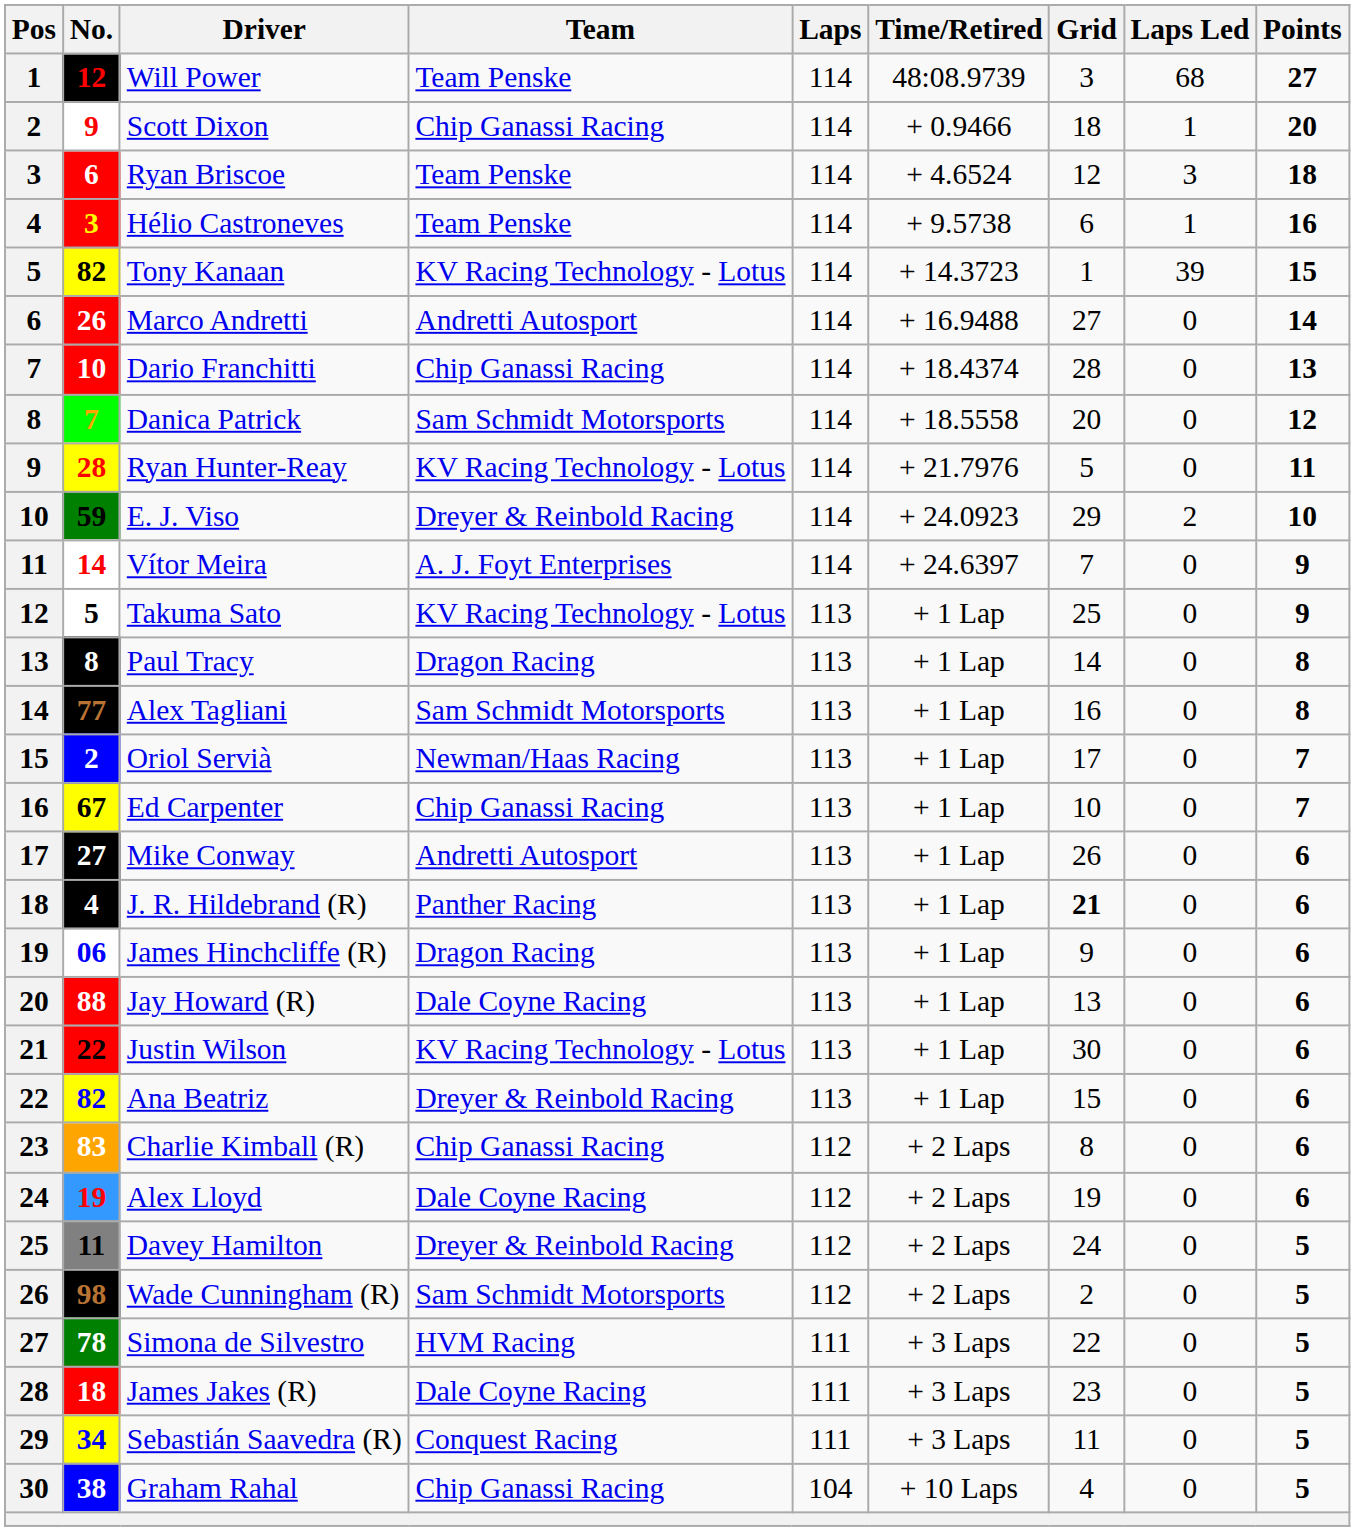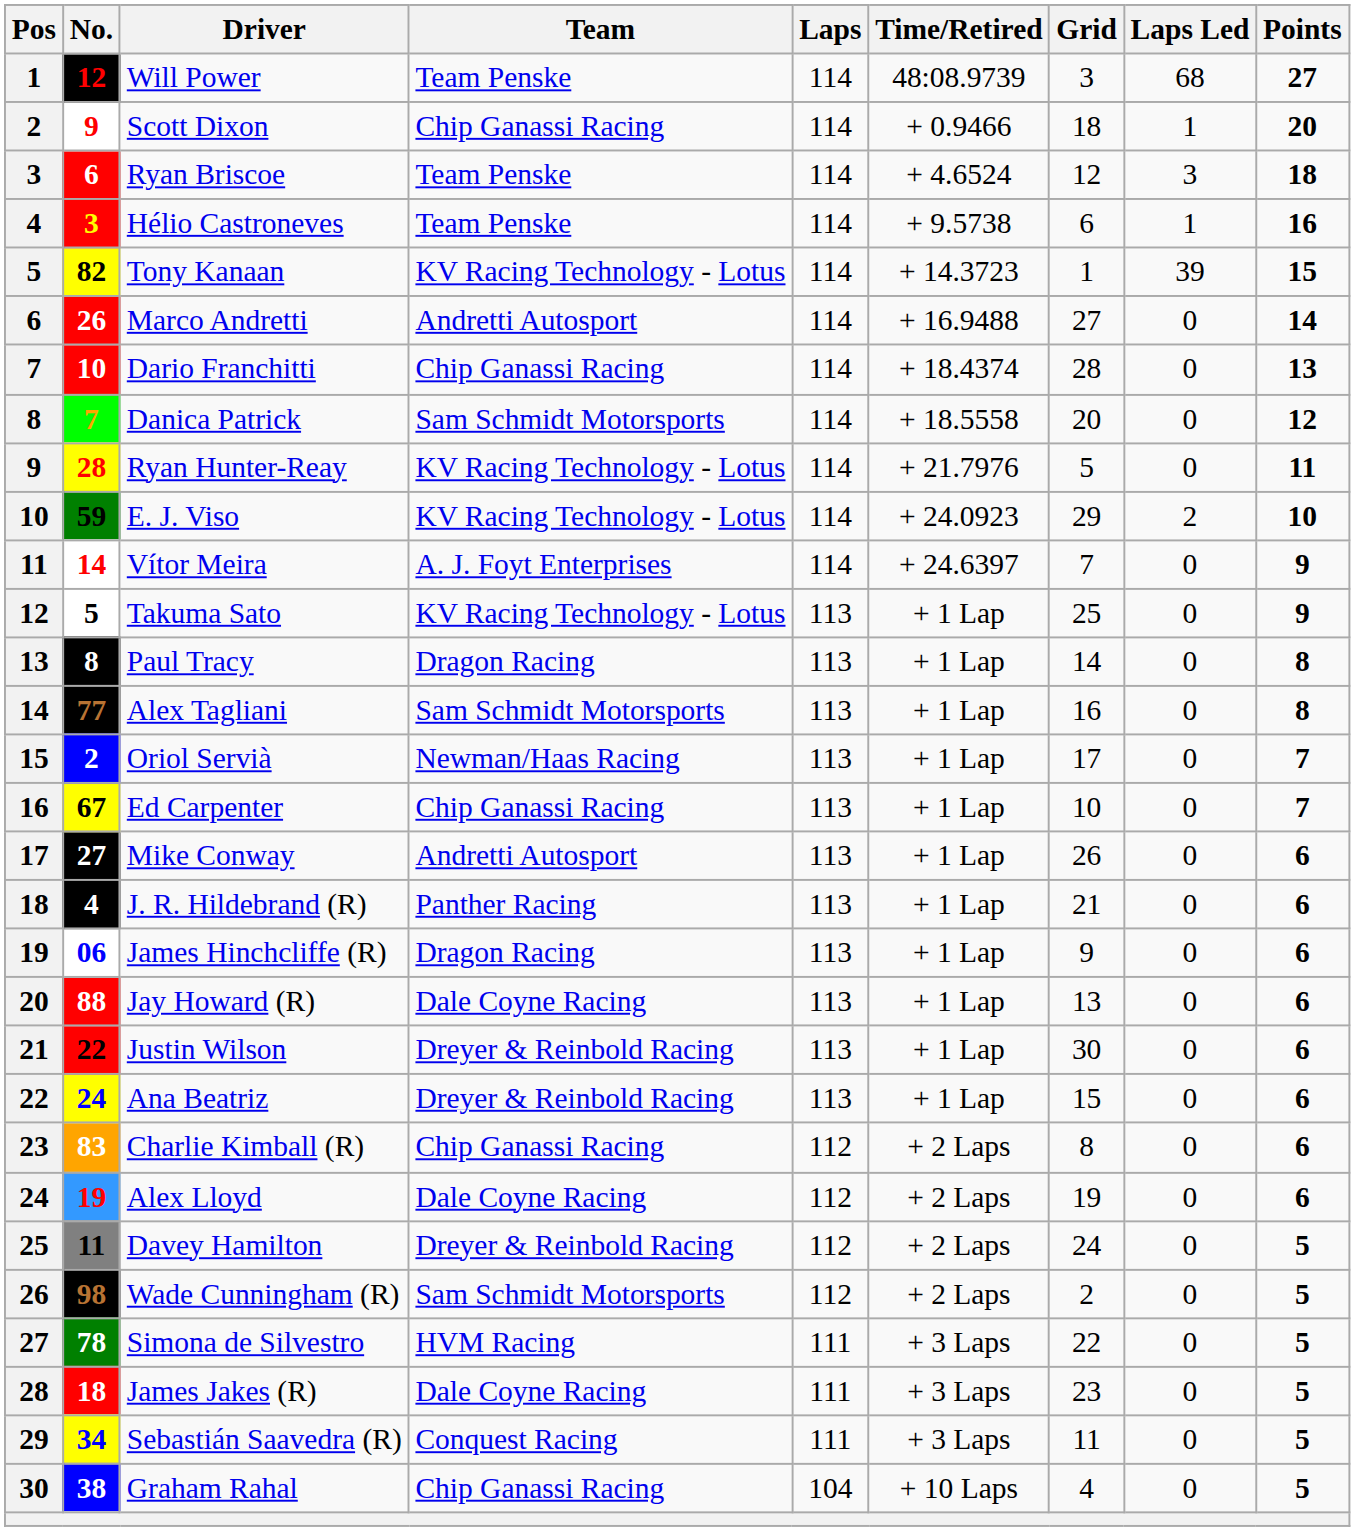(575, 515) Dreyer & Reinbold Racing -> (600, 515) KV Racing Technology - Lotus
(1087, 904) bold -> (1087, 904) normal
(600, 1050) KV Racing Technology - Lotus -> (575, 1050) Dreyer & Reinbold Racing
(91, 1098) 82 -> (91, 1098) 24
